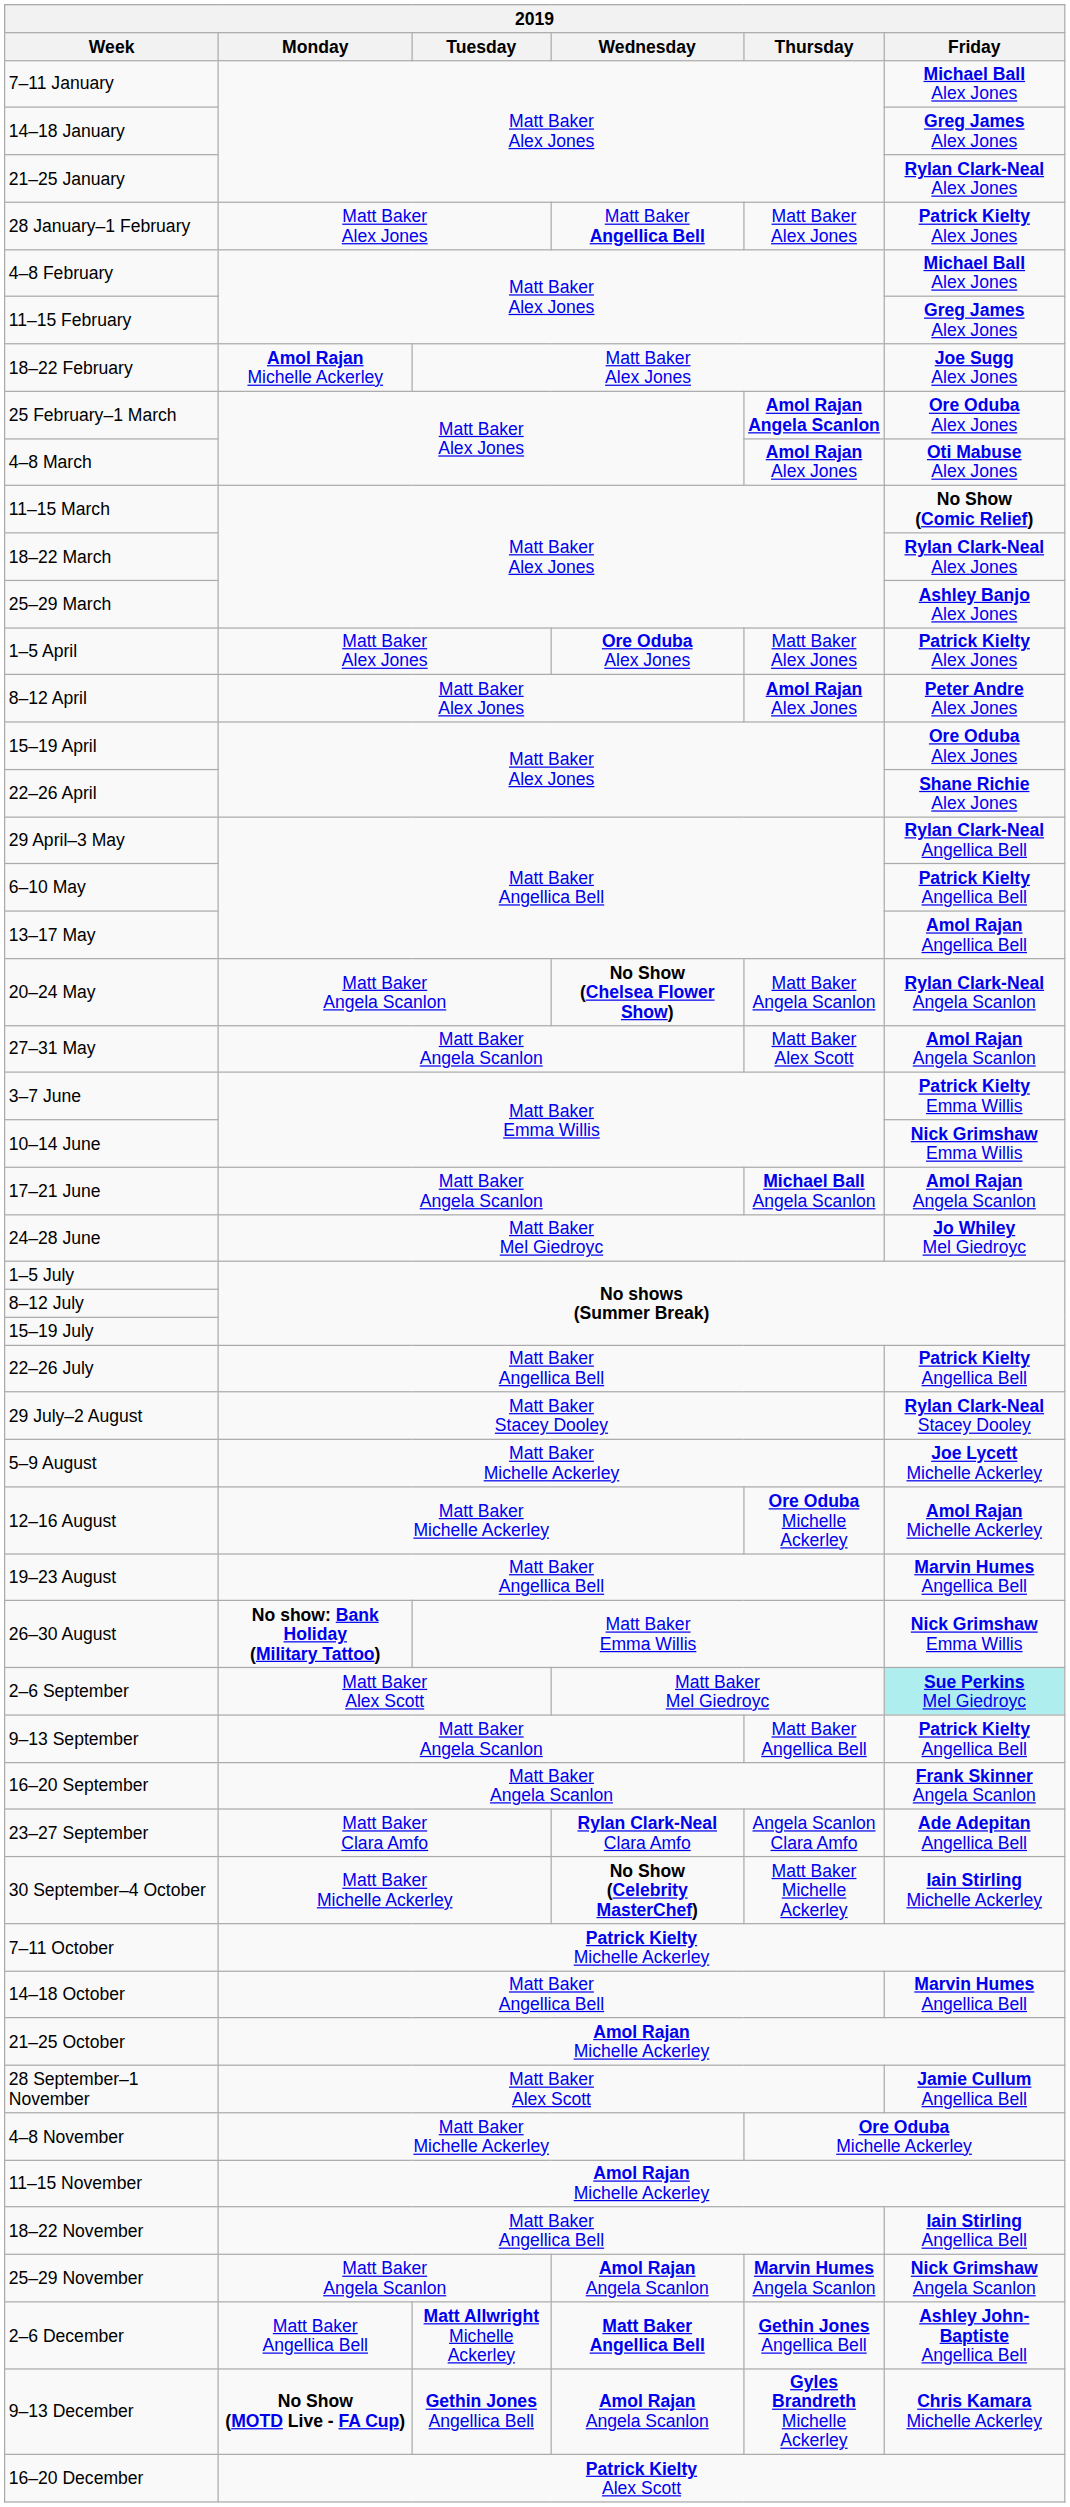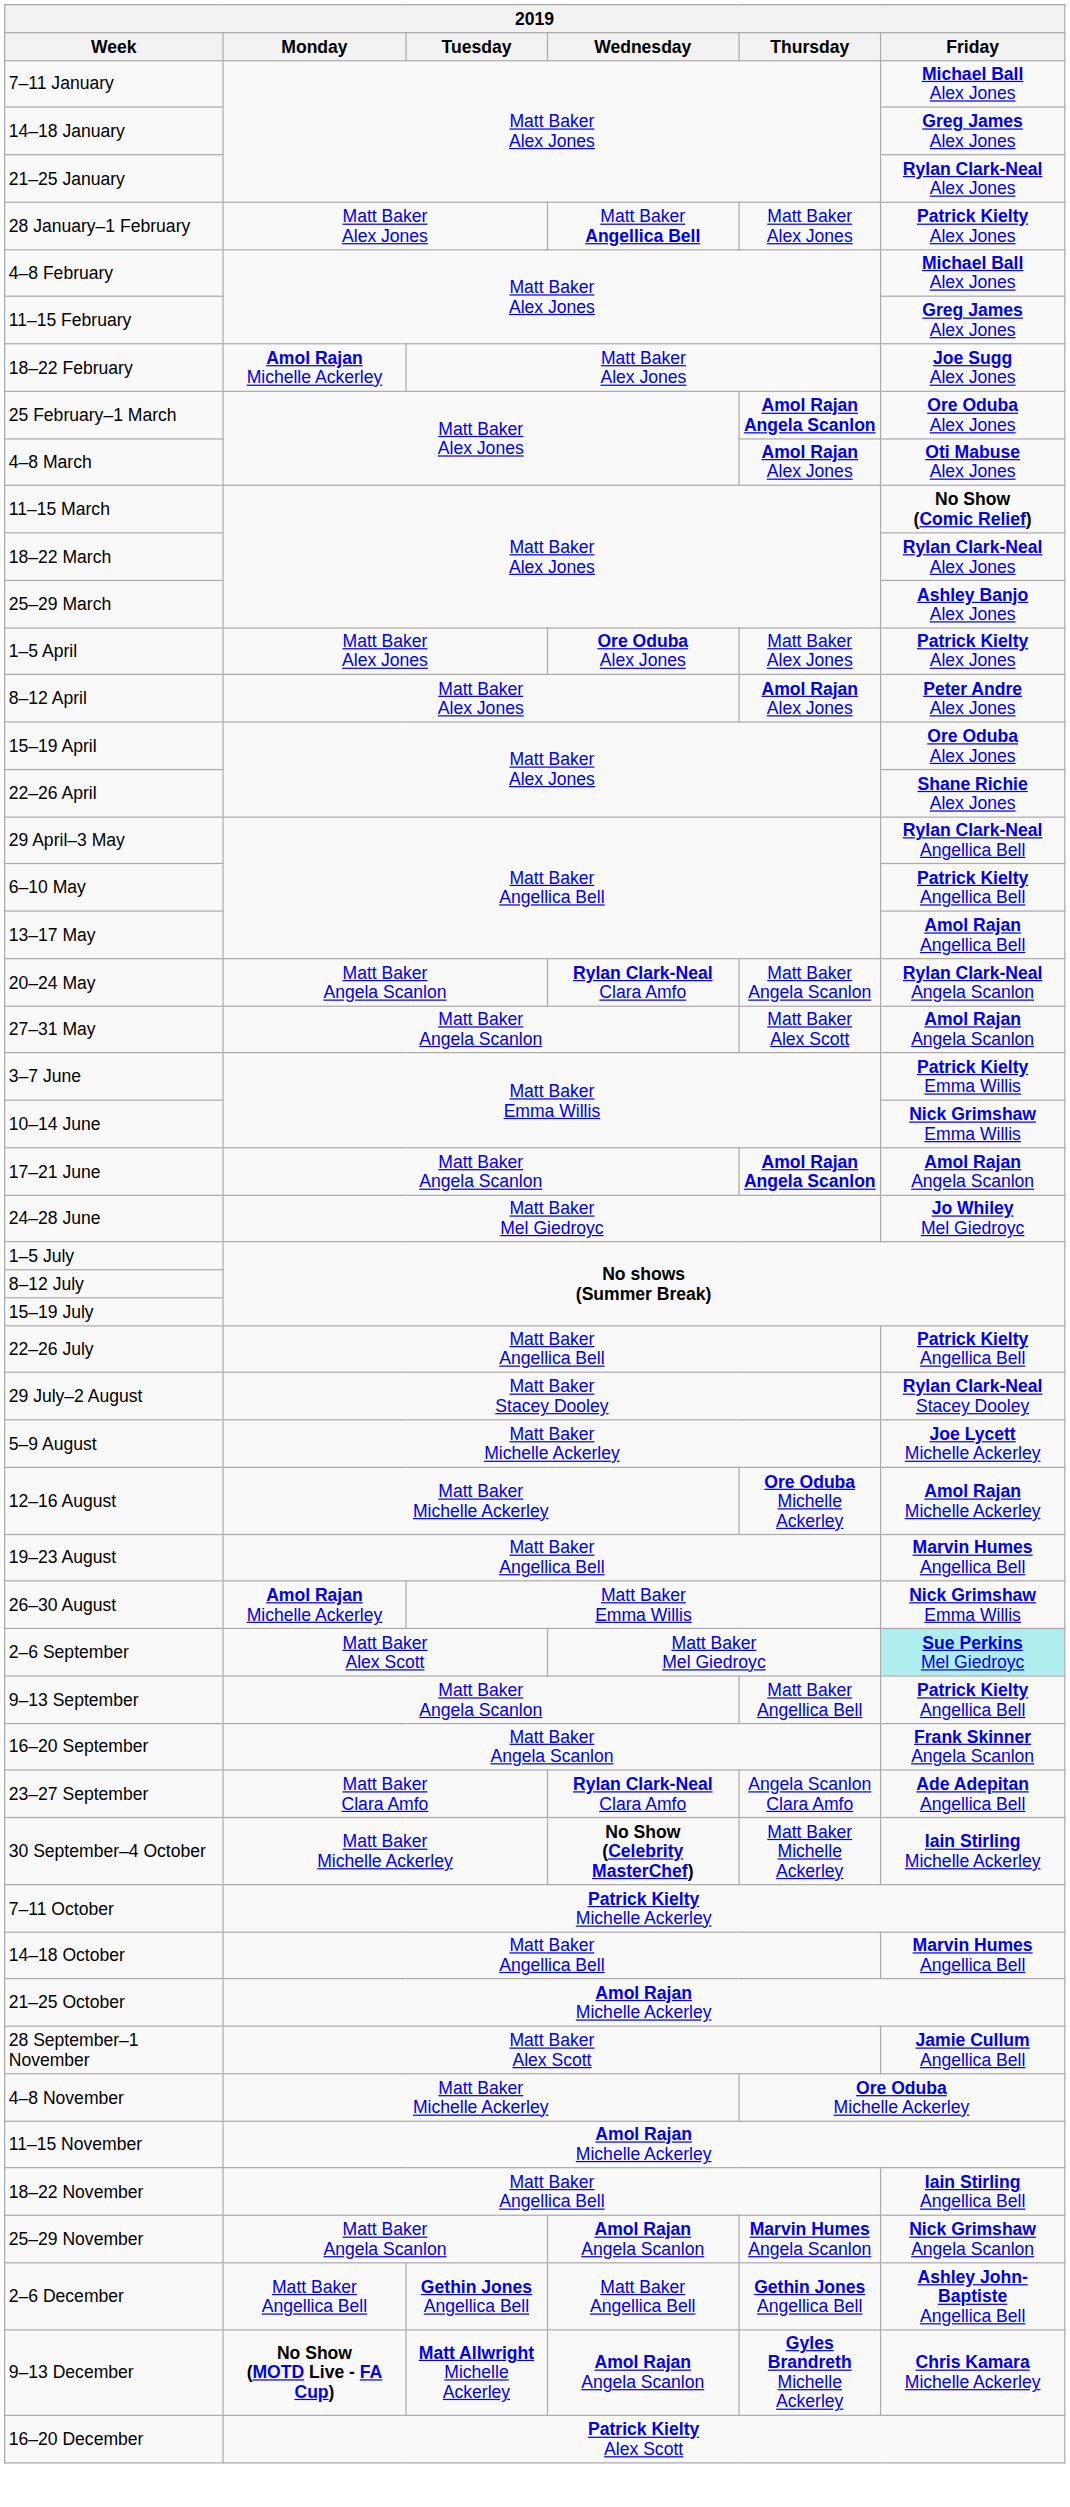(647, 992) No Show (Chelsea Flower Show) -> (643, 982) Rylan Clark-Neal Clara Amfo
(814, 1191) Michael Ball Angela Scanlon -> (810, 1171) Amol Rajan Angela Scanlon
(315, 1634) No show: Bank Holiday (Military Tattoo) -> (314, 1605) Amol Rajan Michelle Ackerley
(481, 2335) Matt Allwright Michelle Ackerley -> (476, 2296) Gethin Jones Angellica Bell
(647, 2335) bold -> (643, 2296) normal
(481, 2412) Gethin Jones Angellica Bell -> (476, 2373) Matt Allwright Michelle Ackerley
